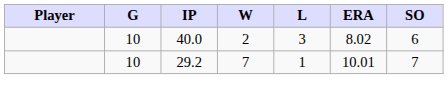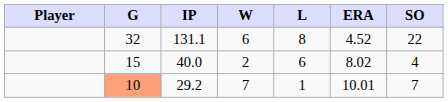+ row: (189, 39)
(133, 39) 10 -> (133, 62) 15
(302, 39) 3 -> (302, 62) 6
(415, 39) 6 -> (415, 62) 4
(133, 62) no background -> (133, 85) lightsalmon background
